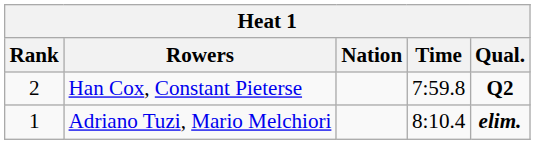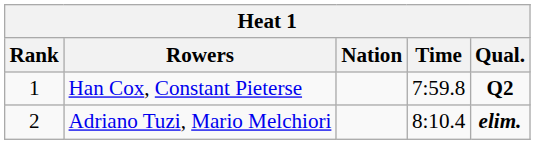(34, 88) 2 -> (34, 88) 1
(34, 121) 1 -> (34, 121) 2
